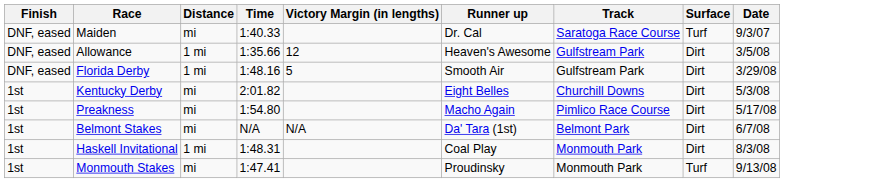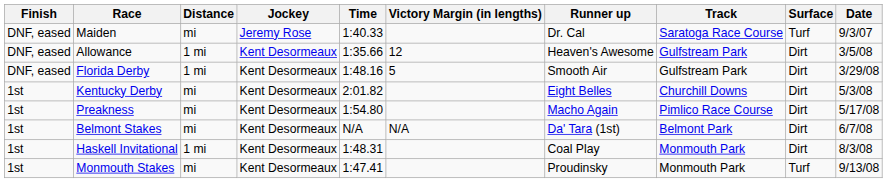+ column: (288, 14)
